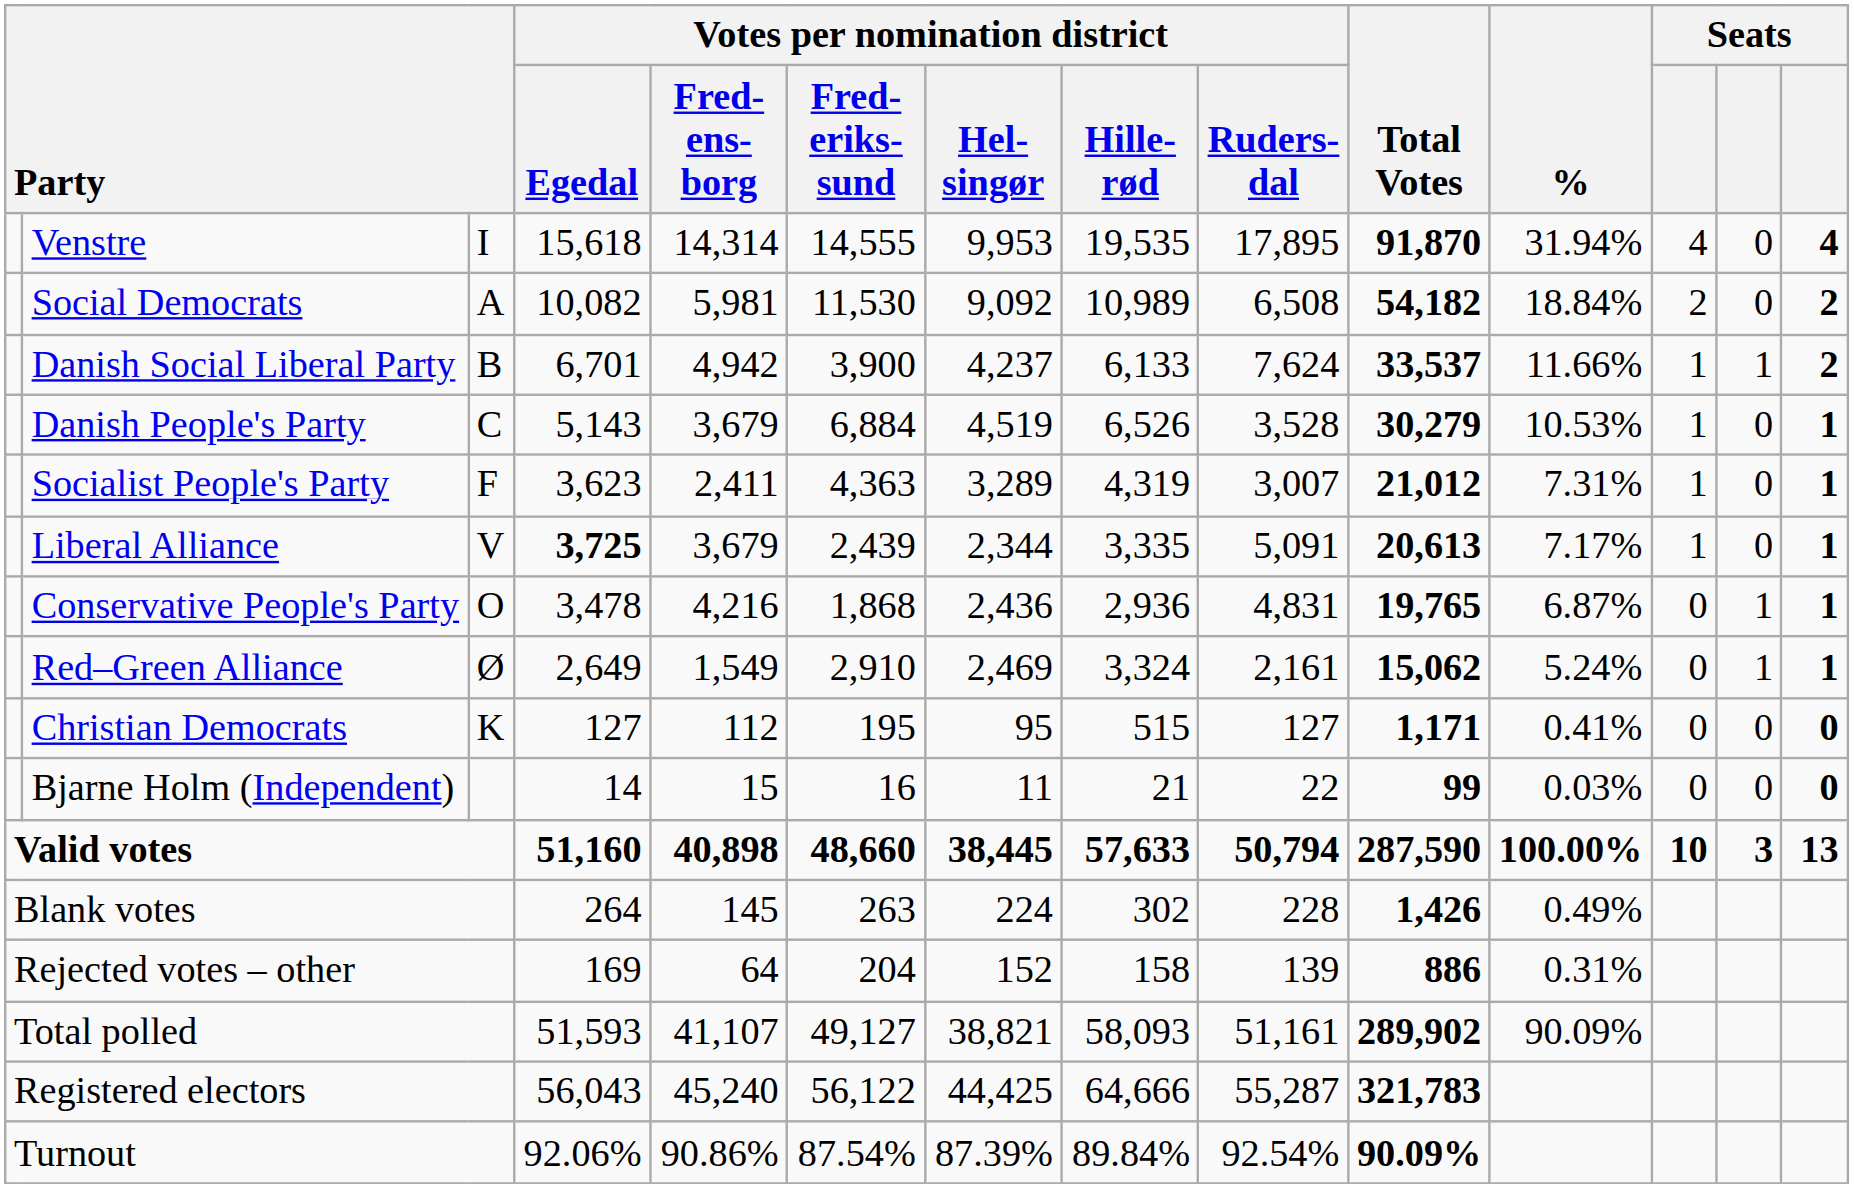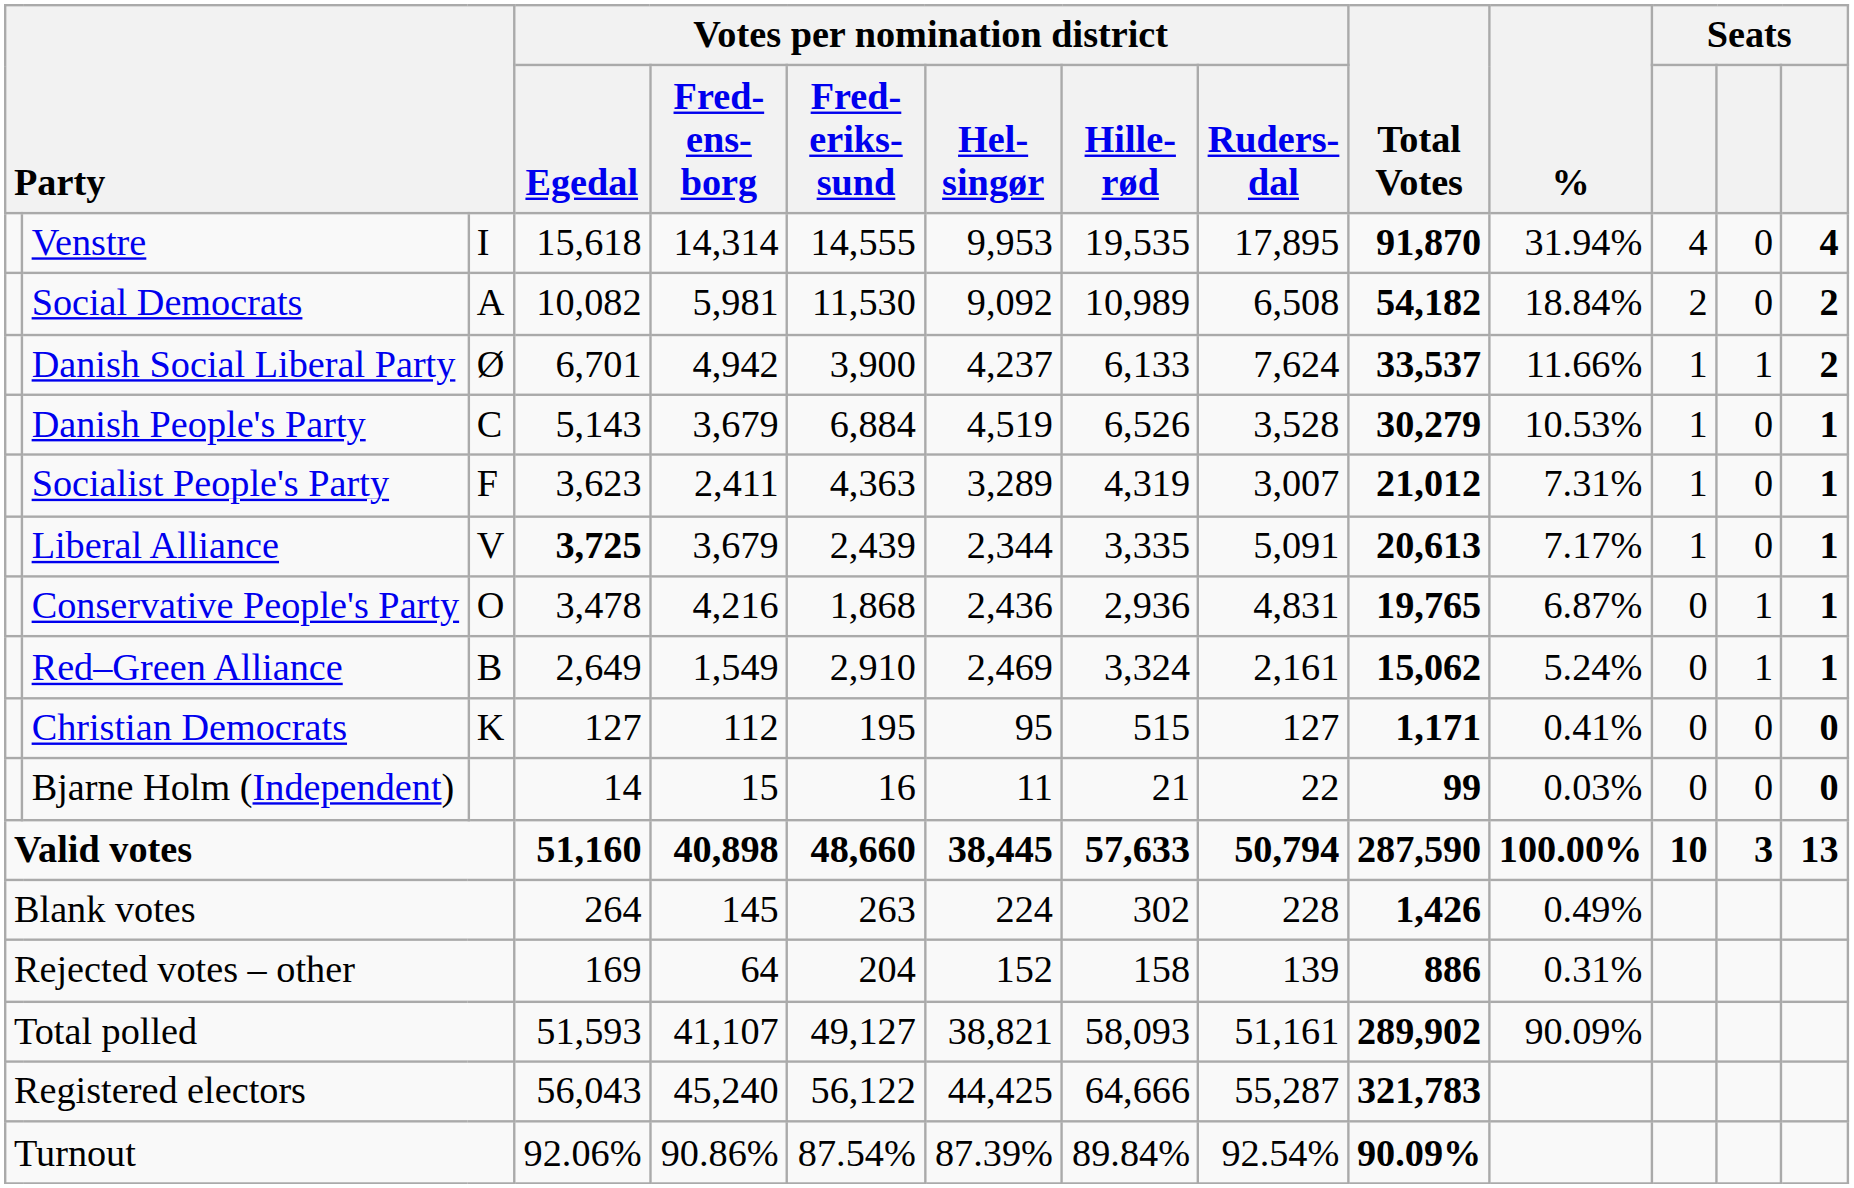(489, 363) B -> (491, 363) Ø
(491, 666) Ø -> (489, 666) B
